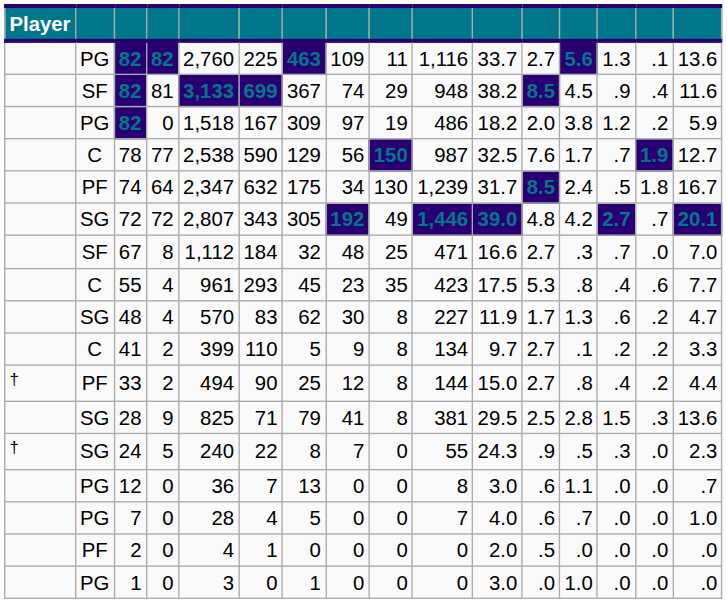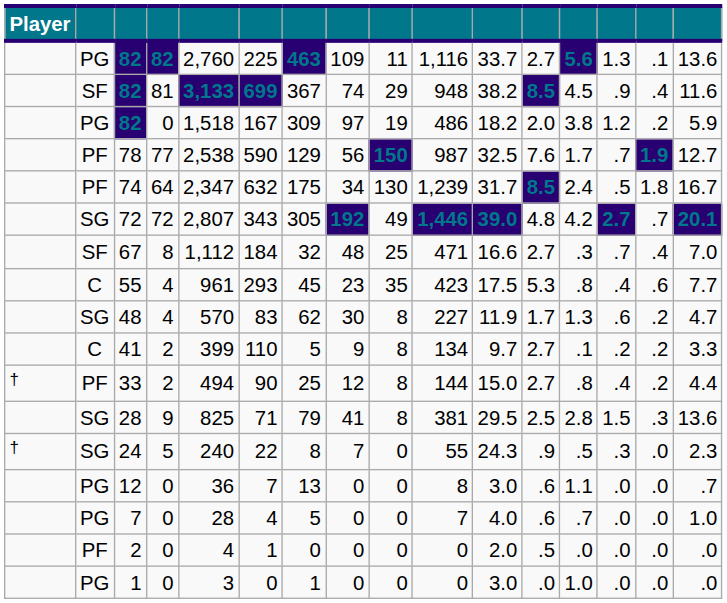(95, 155) C -> (95, 155) PF
(660, 252) .0 -> (660, 252) .4
